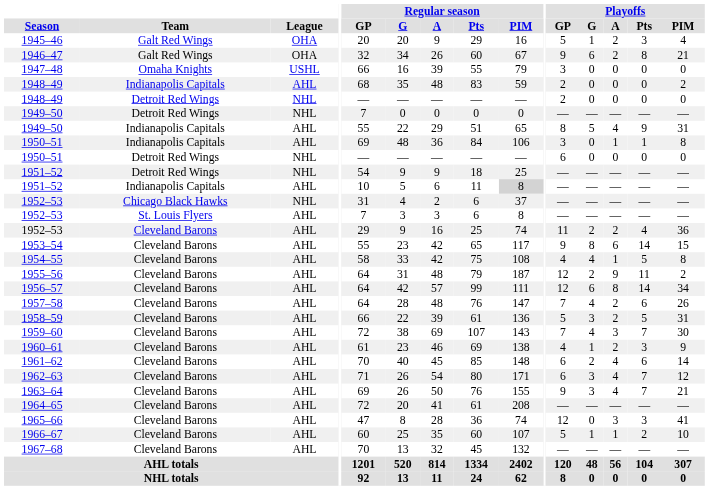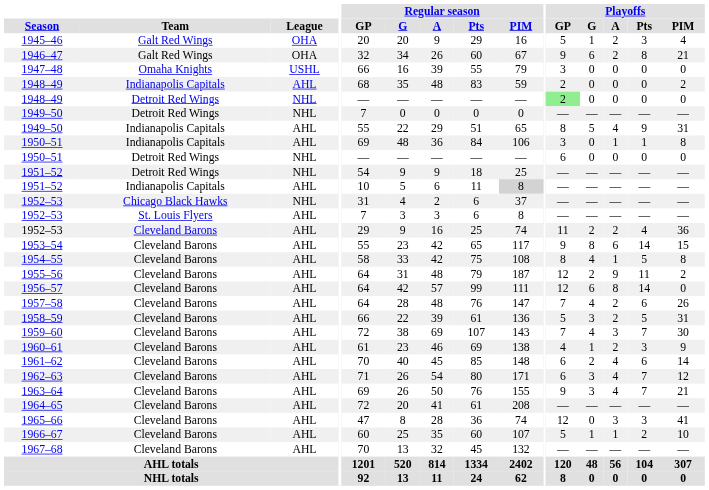(563, 99) no background -> (563, 99) lightgreen background
(563, 259) 4 -> (563, 259) 8
(683, 288) 34 -> (683, 288) 0
